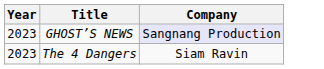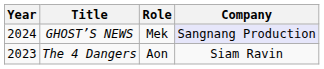+ column: (157, 14)
(22, 34) 2023 -> (22, 34) 2024
